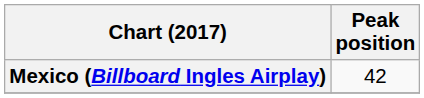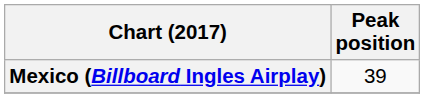(375, 76) 42 -> (375, 76) 39
